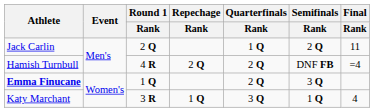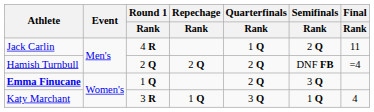(148, 47) 2 Q -> (148, 47) 4 R
(148, 64) 4 R -> (148, 64) 2 Q
